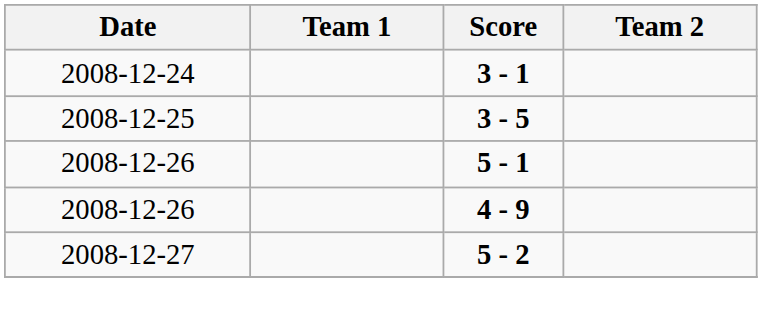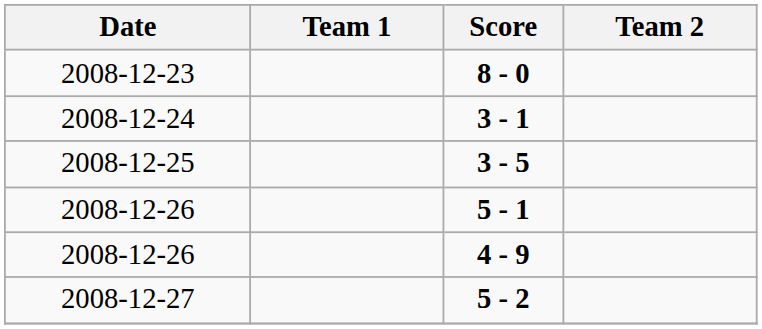+ row: (503, 72)
